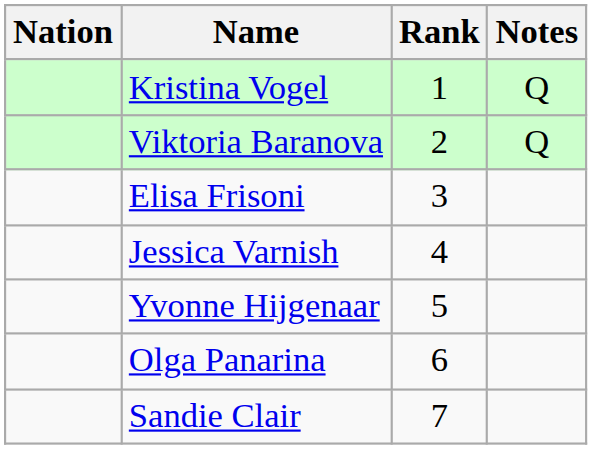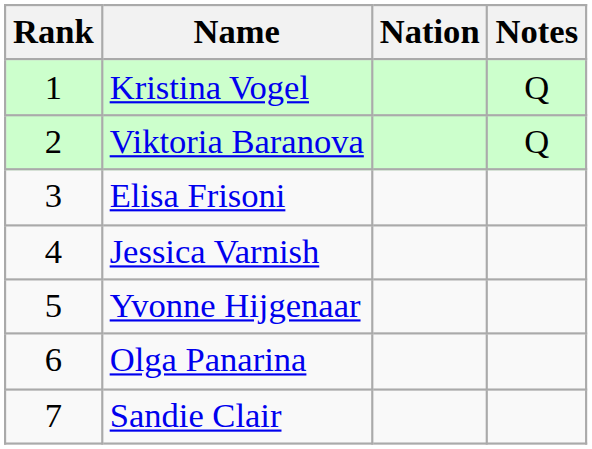columns swapped: (439, 31) <-> (63, 31)
